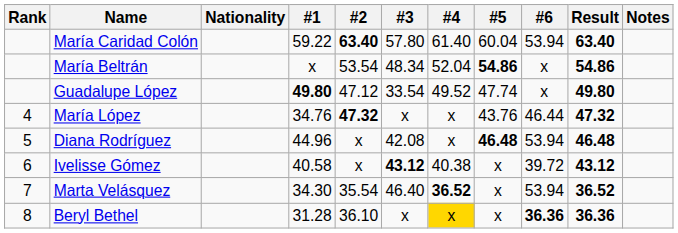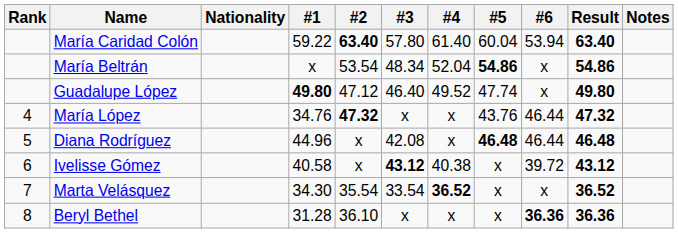(405, 91) 33.54 -> (405, 91) 46.40
(544, 141) 53.94 -> (544, 141) 46.44
(405, 191) 46.40 -> (405, 191) 33.54
(544, 191) 53.94 -> (544, 191) x
(451, 215) gold background -> (451, 215) no background
